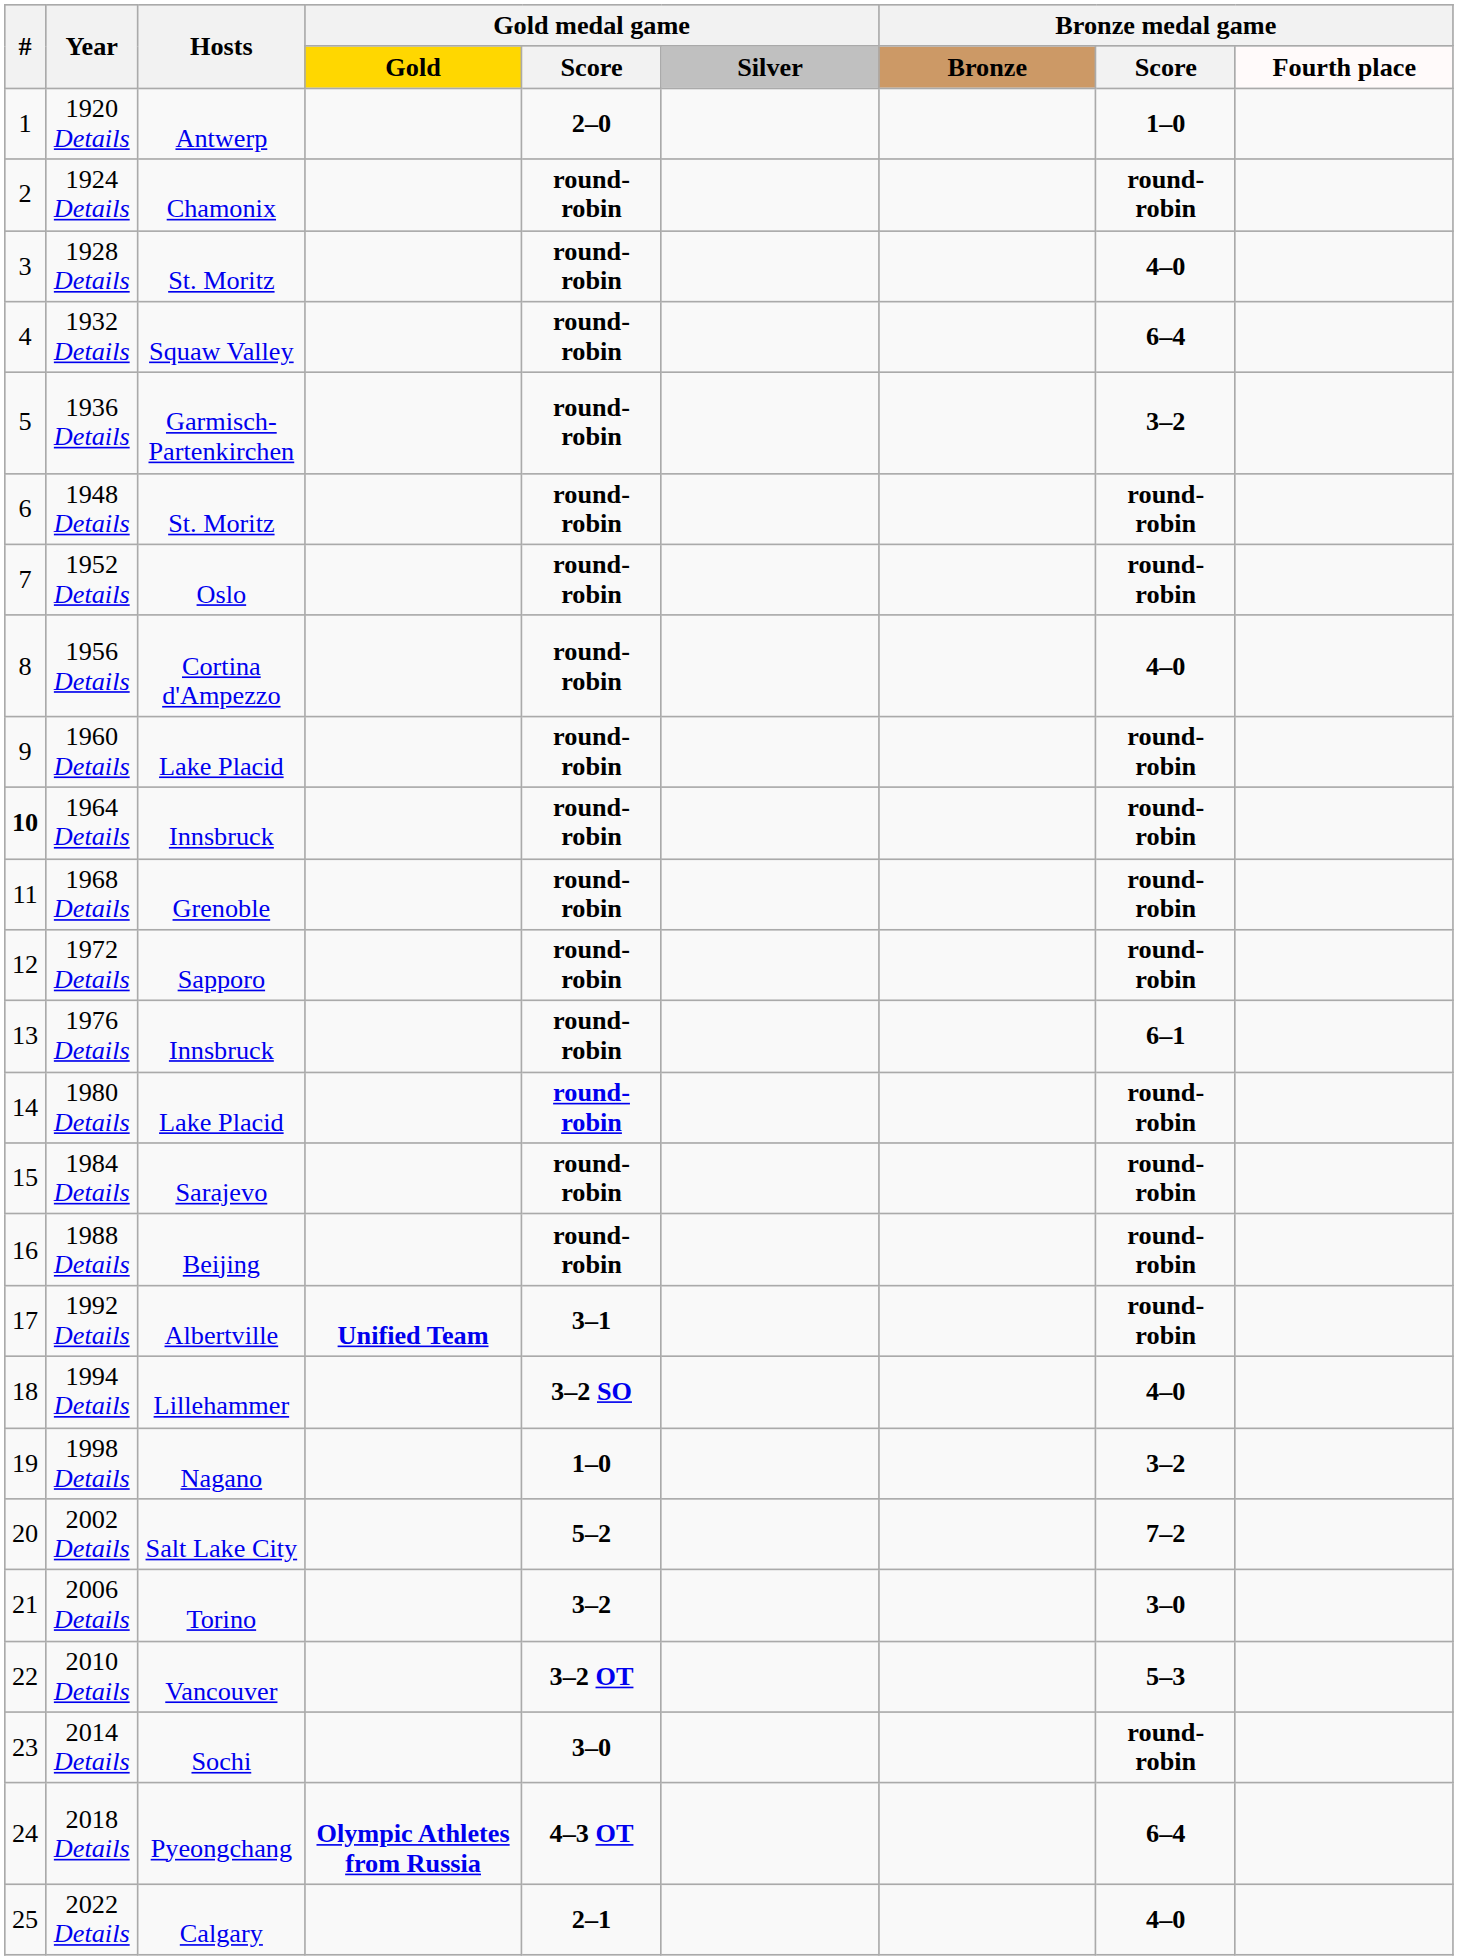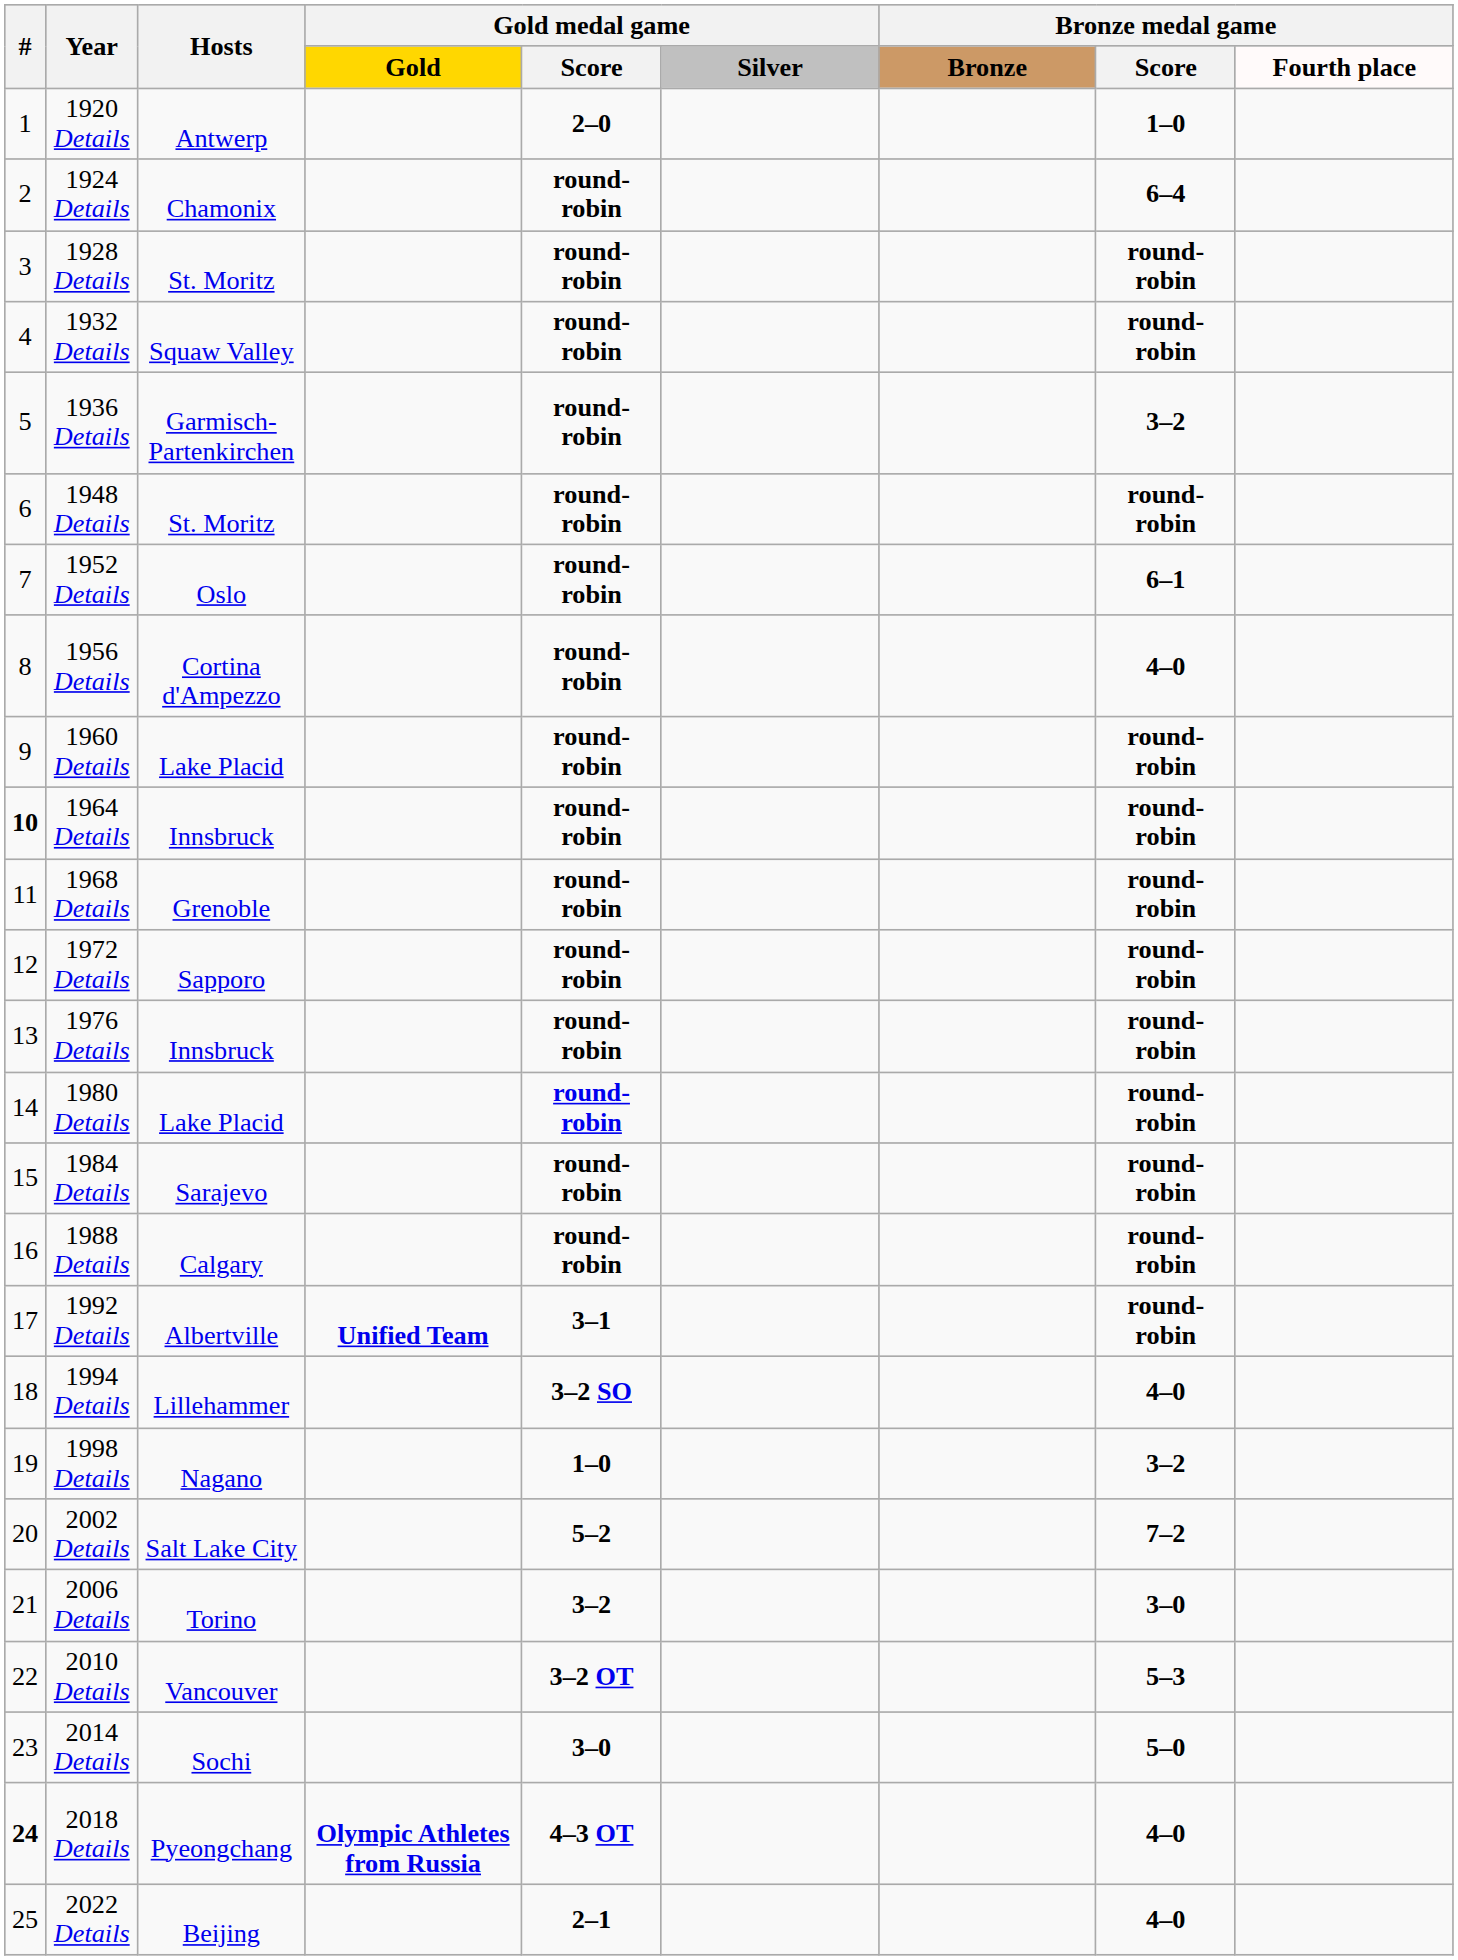(1166, 194) round-robin -> (1166, 194) 6–4
(1166, 265) 4–0 -> (1166, 265) round-robin
(1166, 336) 6–4 -> (1166, 336) round-robin
(1166, 579) round-robin -> (1166, 579) 6–1
(1166, 1035) 6–1 -> (1166, 1035) round-robin
(221, 1264) Beijing -> (221, 1264) Calgary
(1166, 1747) round-robin -> (1166, 1747) 5–0
(25, 1833) normal -> (25, 1833) bold
(1166, 1833) 6–4 -> (1166, 1833) 4–0
(221, 1933) Calgary -> (221, 1933) Beijing
